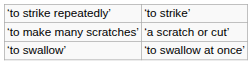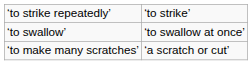rows swapped: (73, 32) <-> (37, 50)
